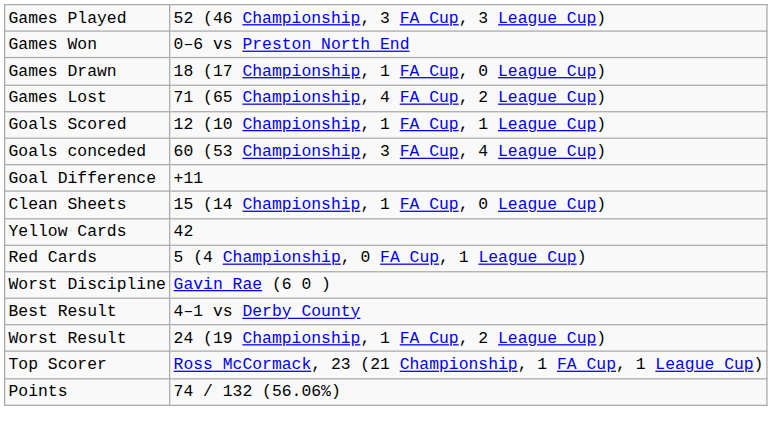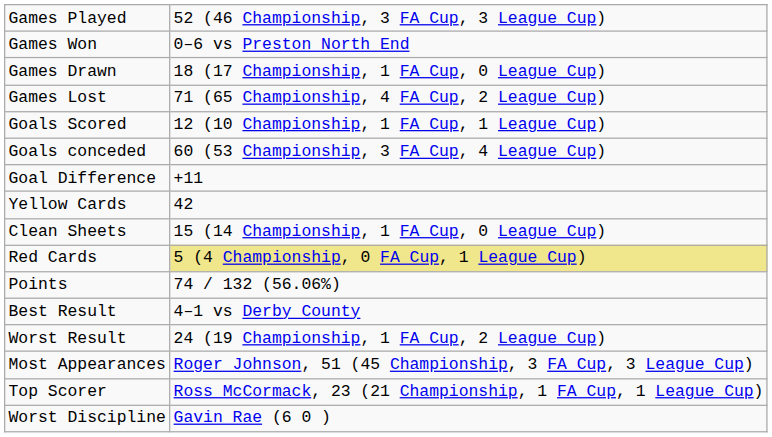rows swapped: (68, 205) <-> (68, 232)
(380, 258) no background -> (380, 258) khaki background
rows swapped: (87, 285) <-> (38, 392)
+ row: (87, 365)
